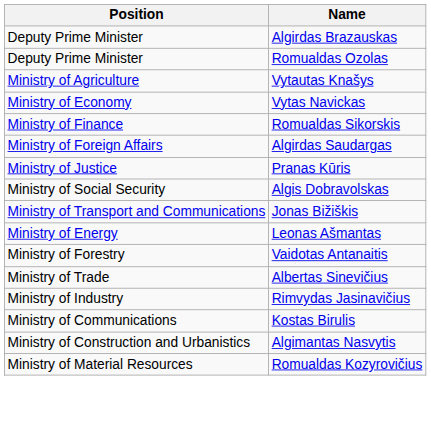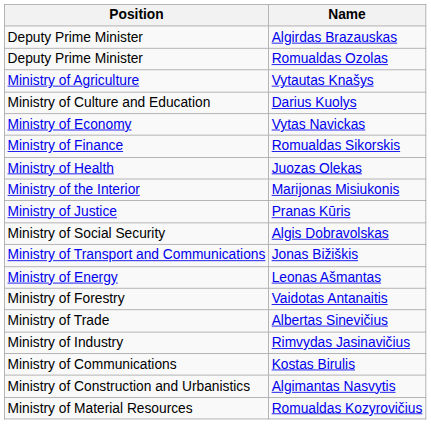+ row: (314, 102)
- row: (332, 146)
+ row: (317, 168)
+ row: (336, 189)
